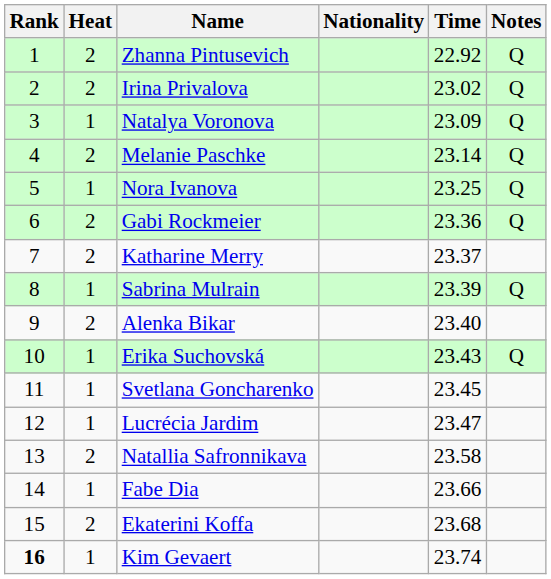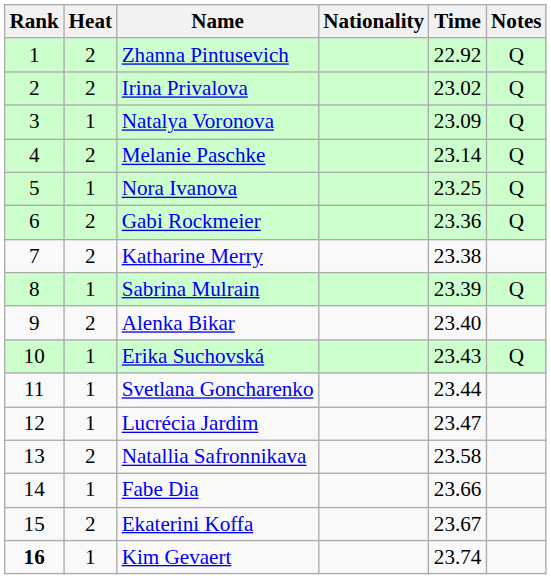(458, 255) 23.37 -> (458, 255) 23.38
(458, 389) 23.45 -> (458, 389) 23.44
(458, 523) 23.68 -> (458, 523) 23.67
